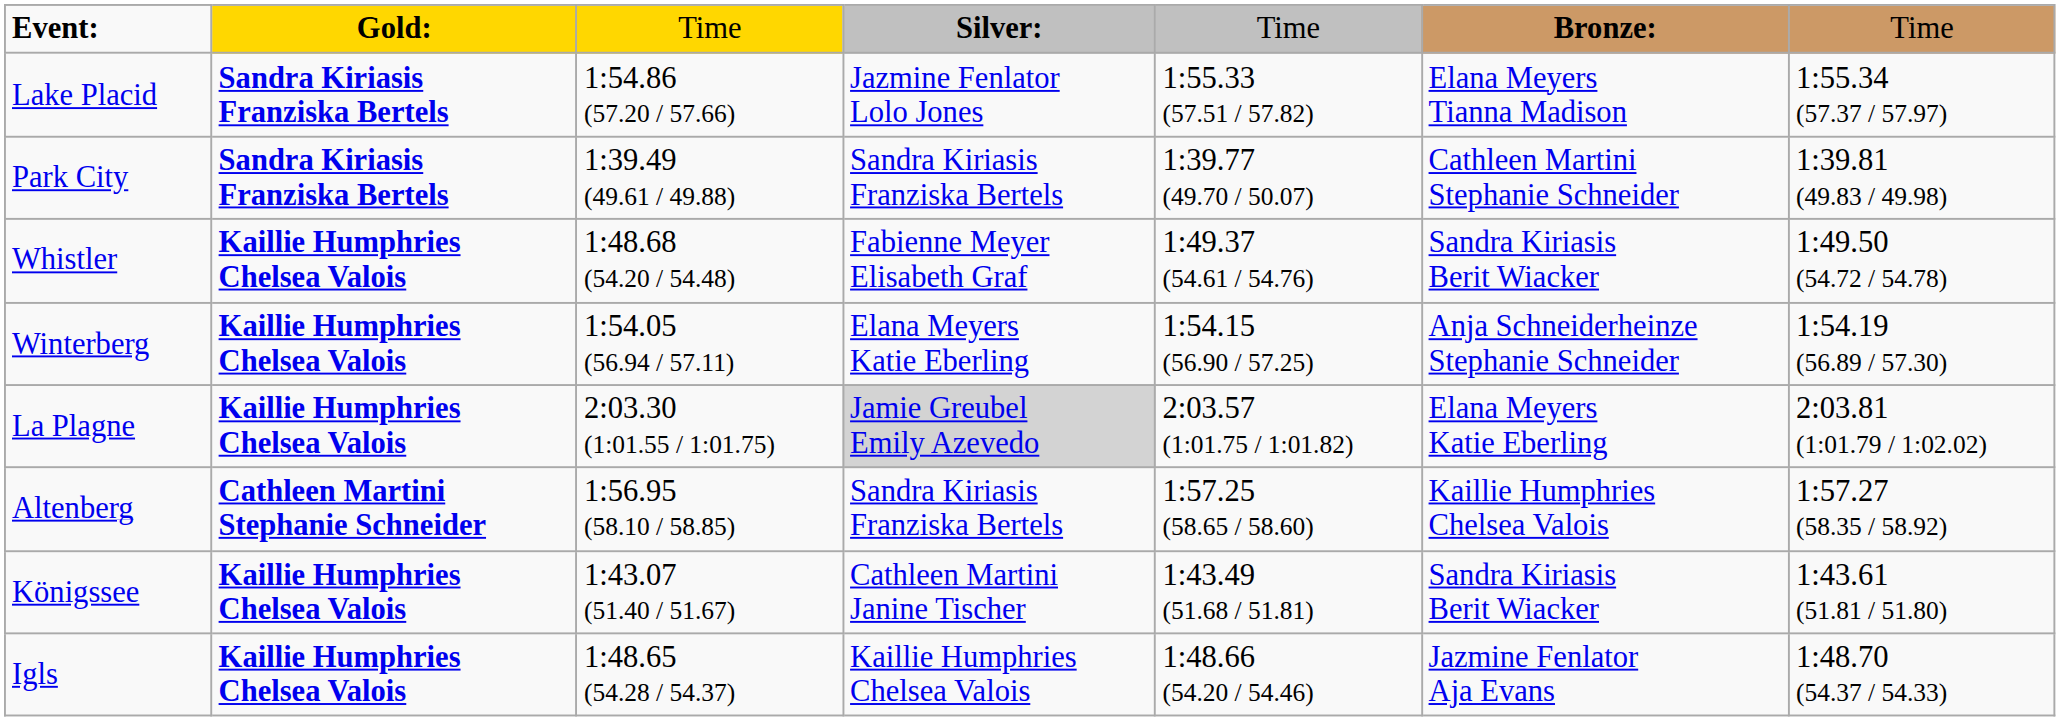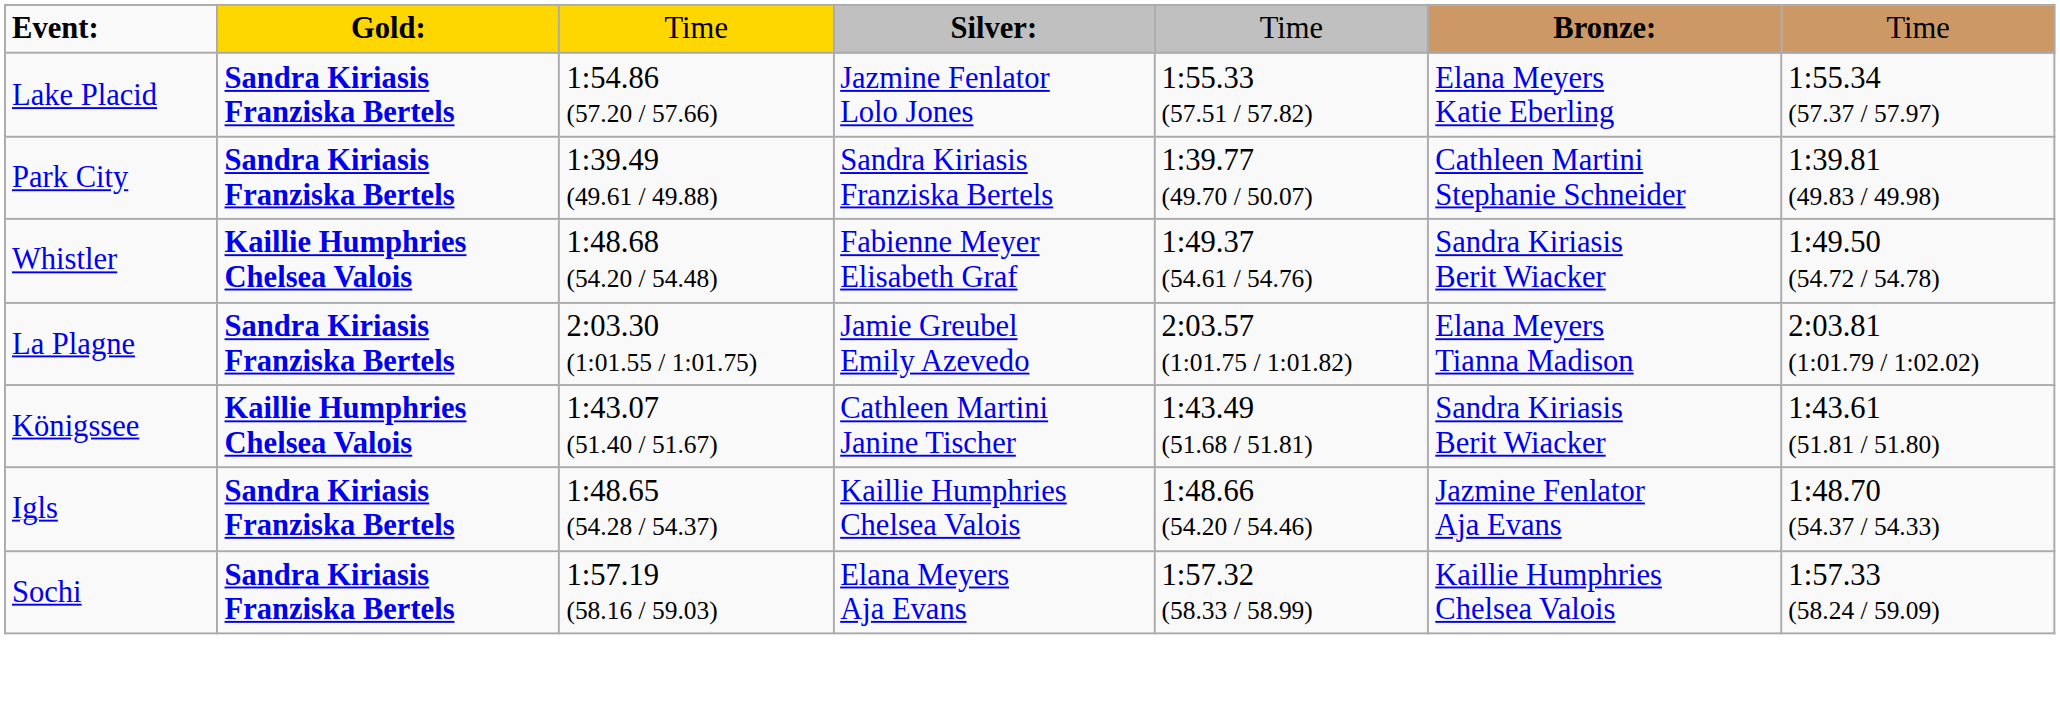(1528, 94) Elana Meyers Tianna Madison -> (1525, 94) Elana Meyers Katie Eberling
- row: (81, 342)
(340, 425) Kaillie Humphries Chelsea Valois -> (340, 342) Sandra Kiriasis Franziska Bertels
(945, 425) lightgrey background -> (935, 342) no background
(1518, 425) Elana Meyers Katie Eberling -> (1534, 342) Elana Meyers Tianna Madison
- row: (73, 508)
(340, 674) Kaillie Humphries Chelsea Valois -> (340, 508) Sandra Kiriasis Franziska Bertels
+ row: (47, 591)
